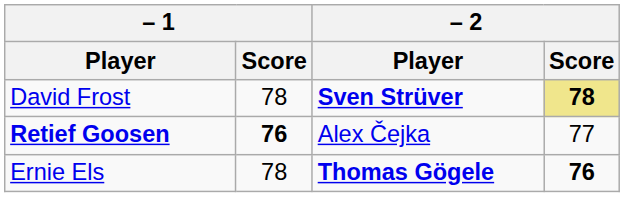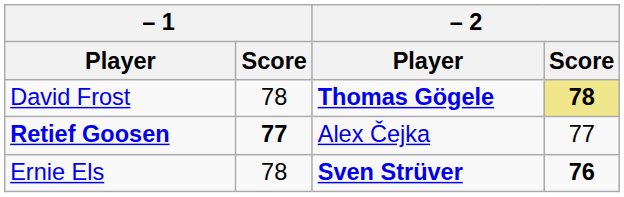(390, 97) Sven Strüver -> (406, 97) Thomas Gögele
(274, 135) 76 -> (274, 135) 77
(406, 172) Thomas Gögele -> (390, 172) Sven Strüver
